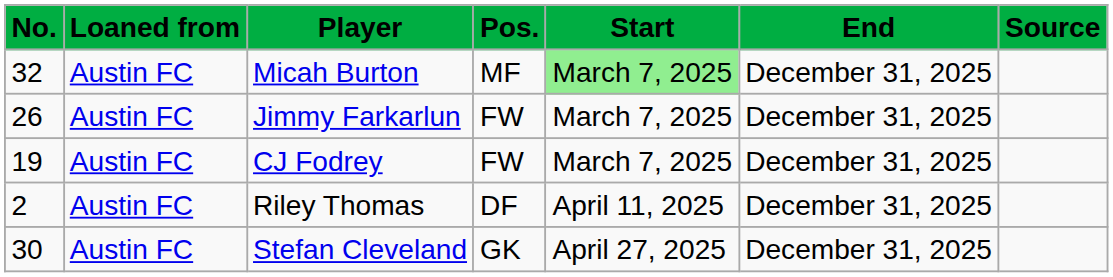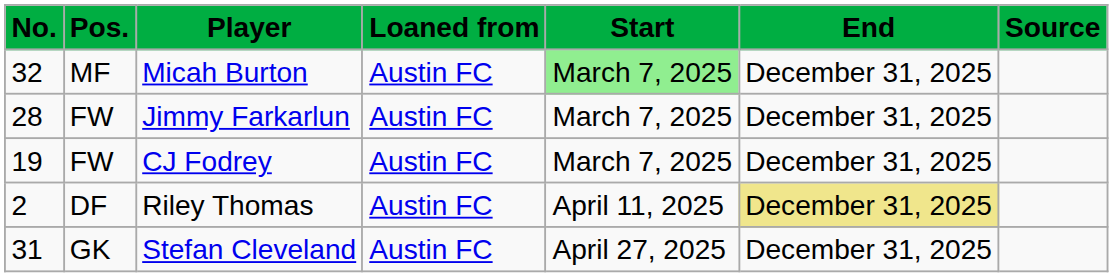columns swapped: (510, 27) <-> (155, 27)
(27, 116) 26 -> (27, 116) 28
(869, 205) no background -> (869, 205) khaki background
(27, 250) 30 -> (27, 250) 31
